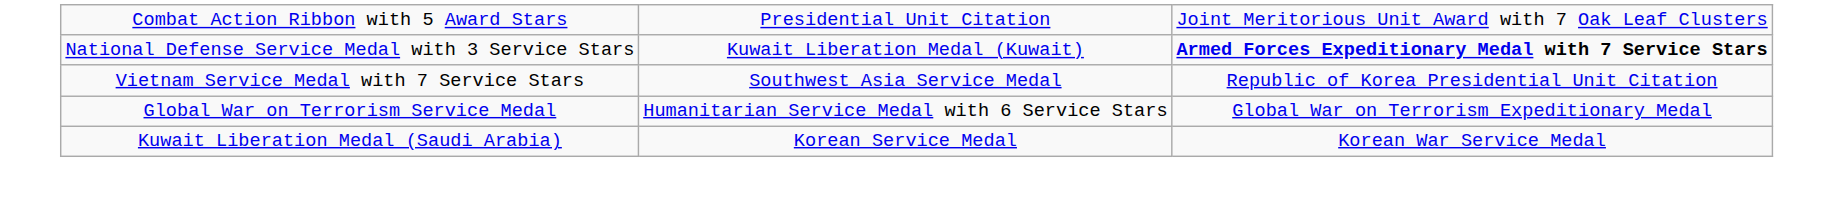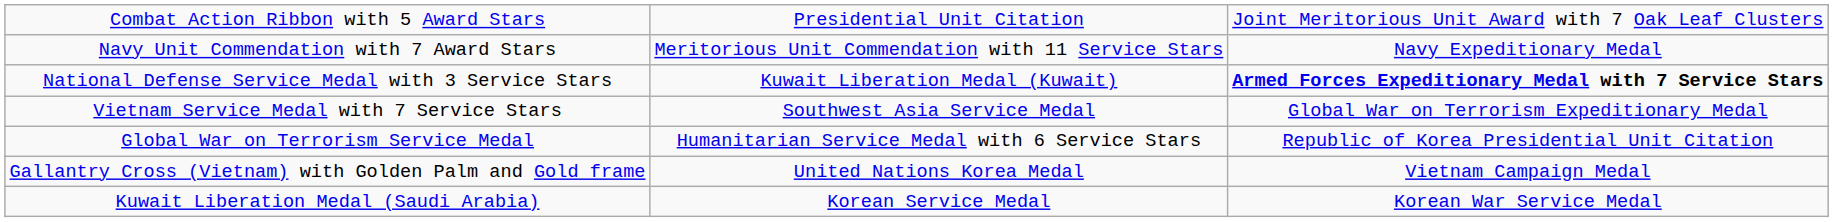+ row: (328, 50)
(1472, 80) Republic of Korea Presidential Unit Citation -> (1528, 111) Global War on Terrorism Expeditionary Medal
(1472, 111) Global War on Terrorism Expeditionary Medal -> (1528, 141) Republic of Korea Presidential Unit Citation
+ row: (328, 171)
